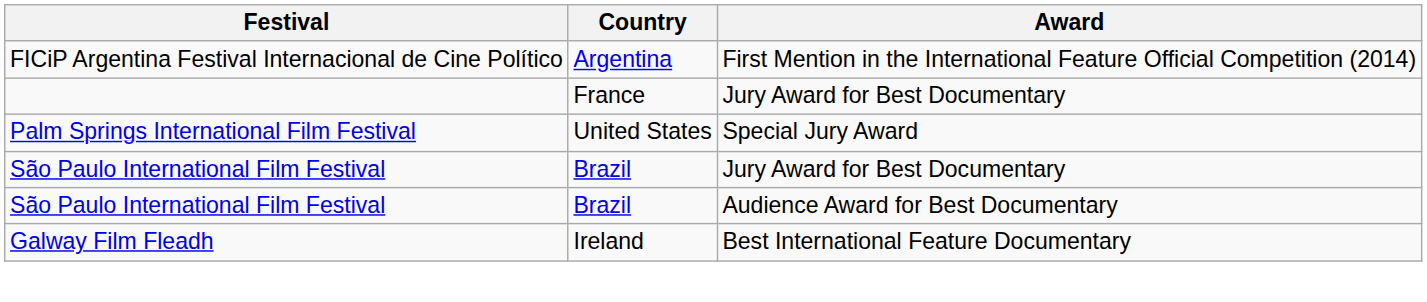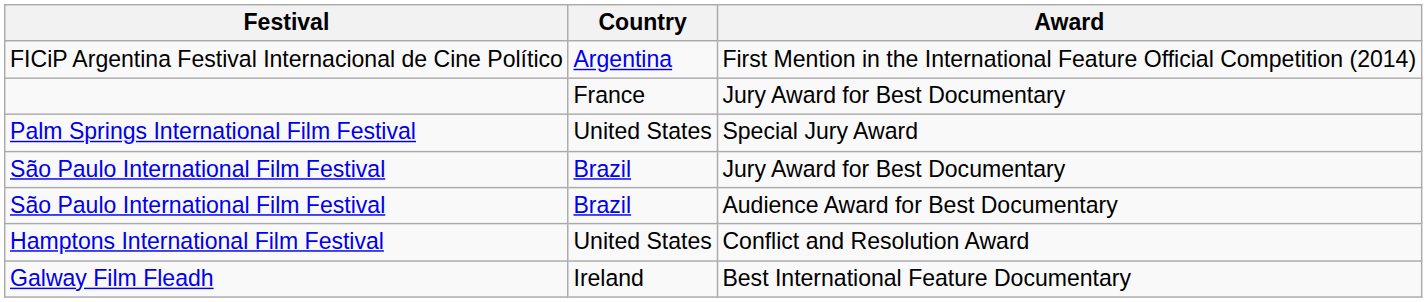+ row: (197, 242)
